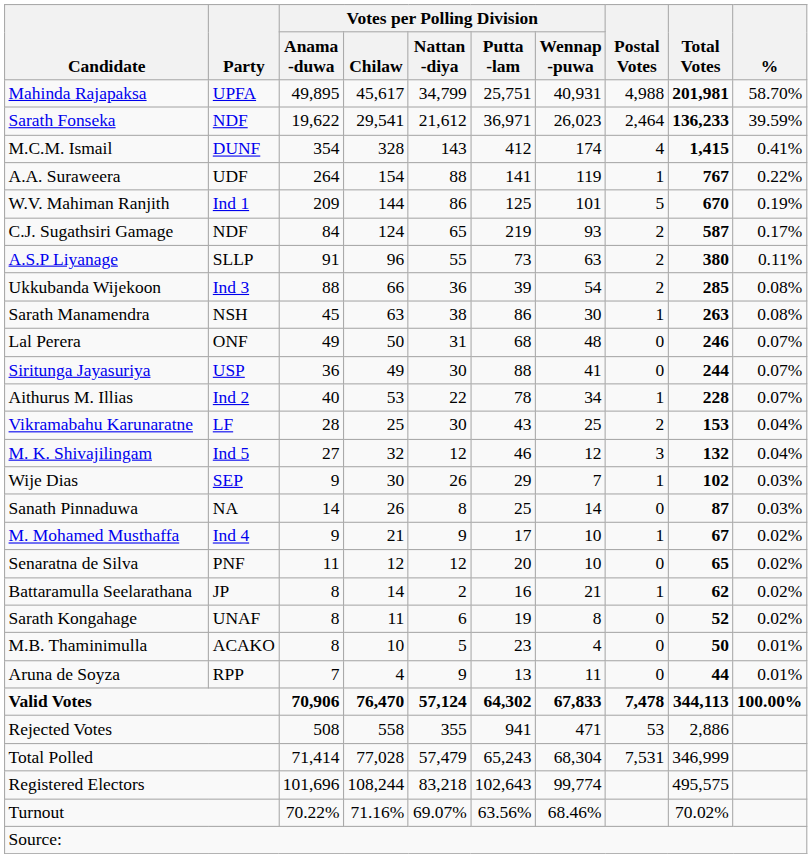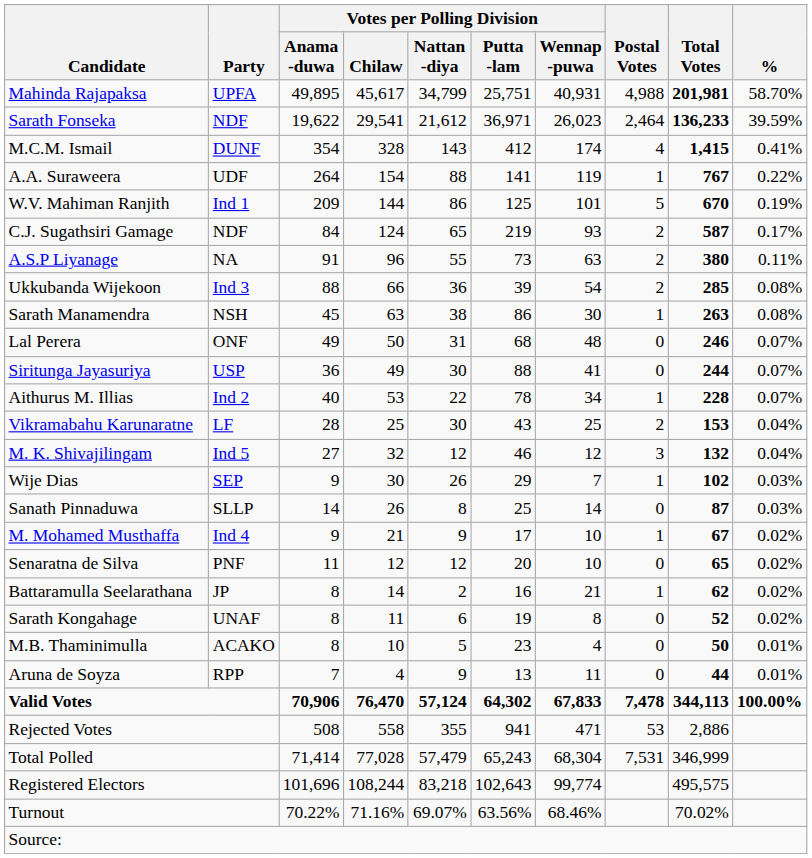(233, 259) SLLP -> (225, 259) NA
(225, 508) NA -> (233, 508) SLLP
